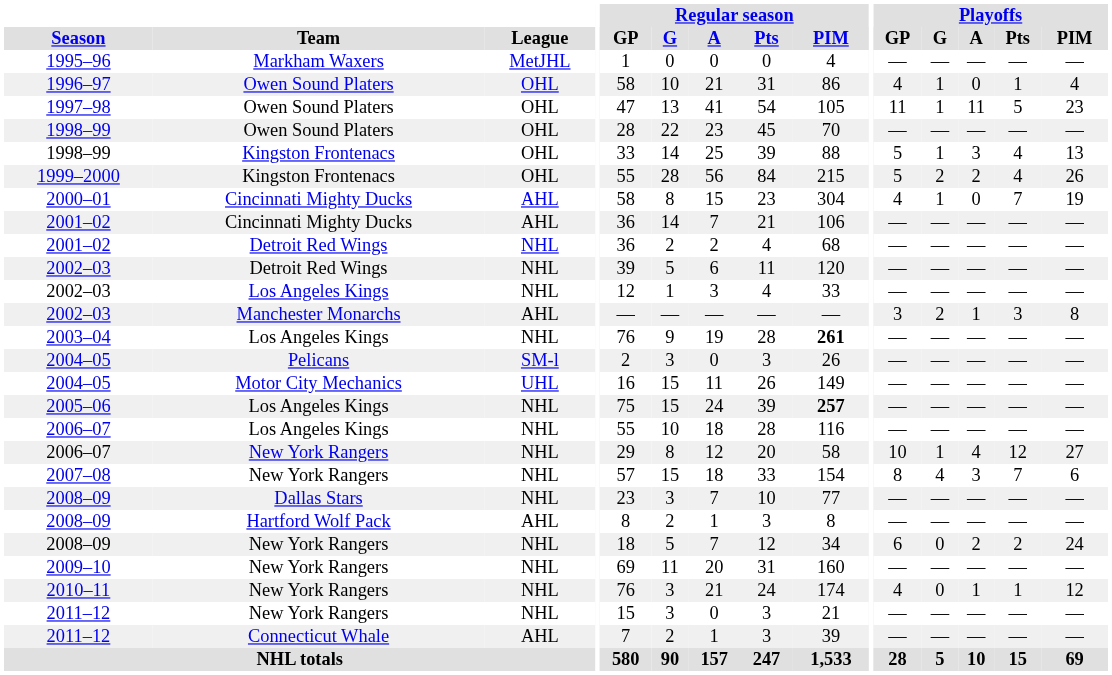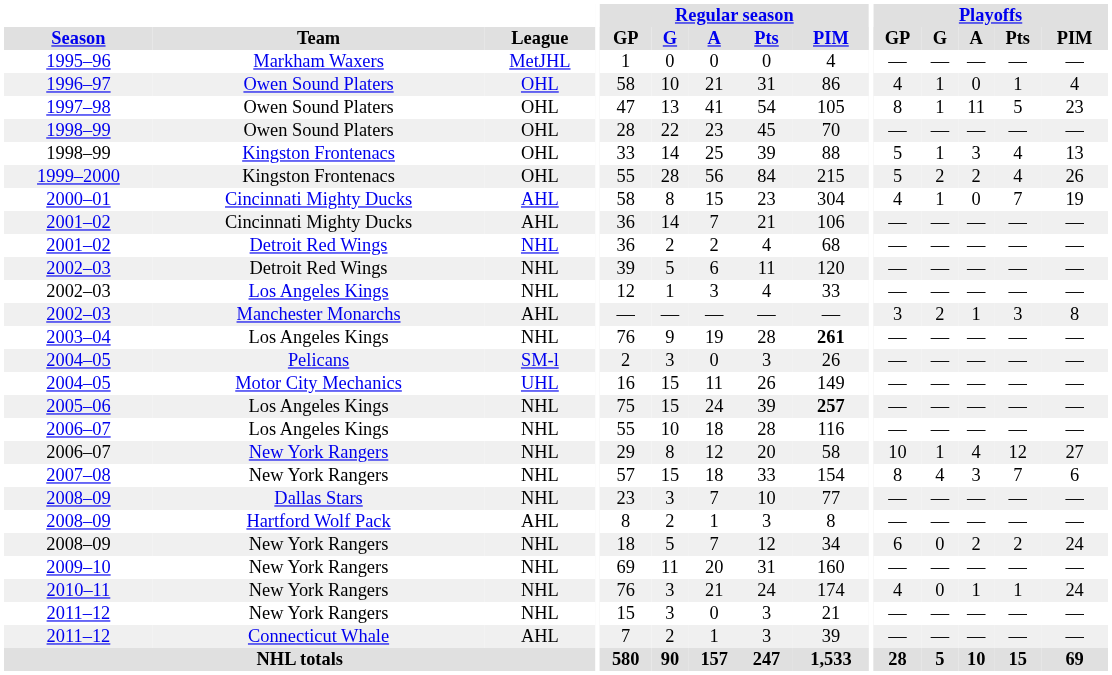(897, 107) 11 -> (897, 107) 8
(1075, 590) 12 -> (1075, 590) 24
